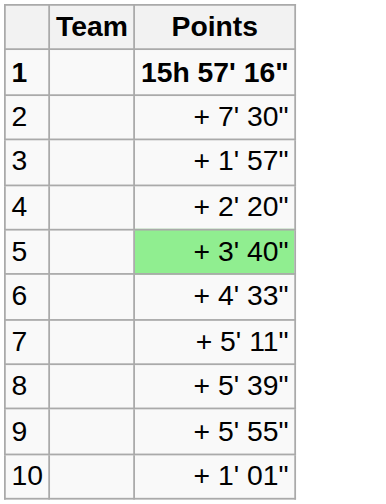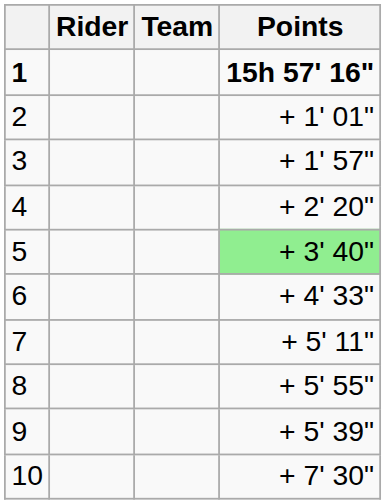+ column: (92, 26)
(241, 116) + 7' 30" -> (327, 116) + 1' 01"
(241, 386) + 5' 39" -> (327, 386) + 5' 55"
(241, 431) + 5' 55" -> (327, 431) + 5' 39"
(241, 476) + 1' 01" -> (327, 476) + 7' 30"
